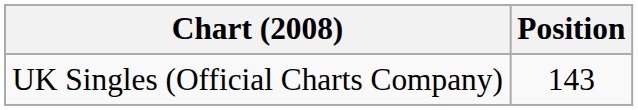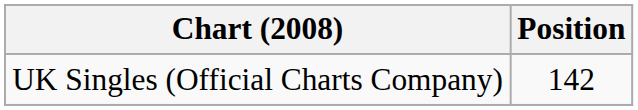(571, 79) 143 -> (571, 79) 142
